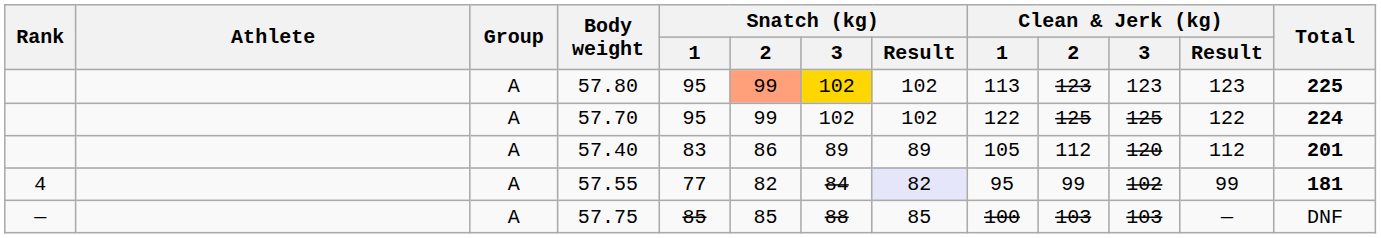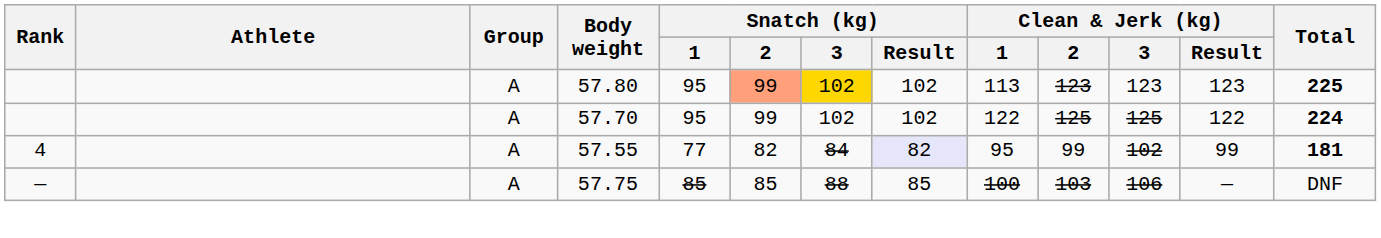- row: (608, 152)
(1144, 217) 103 -> (1144, 184) 106
